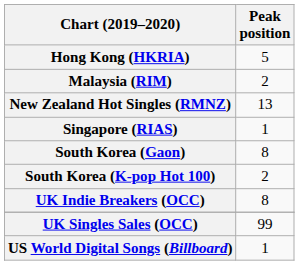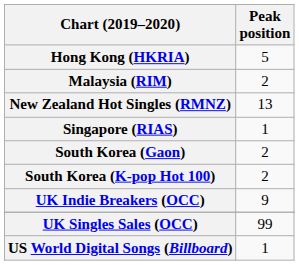(265, 152) 8 -> (265, 152) 2
(265, 200) 8 -> (265, 200) 9
